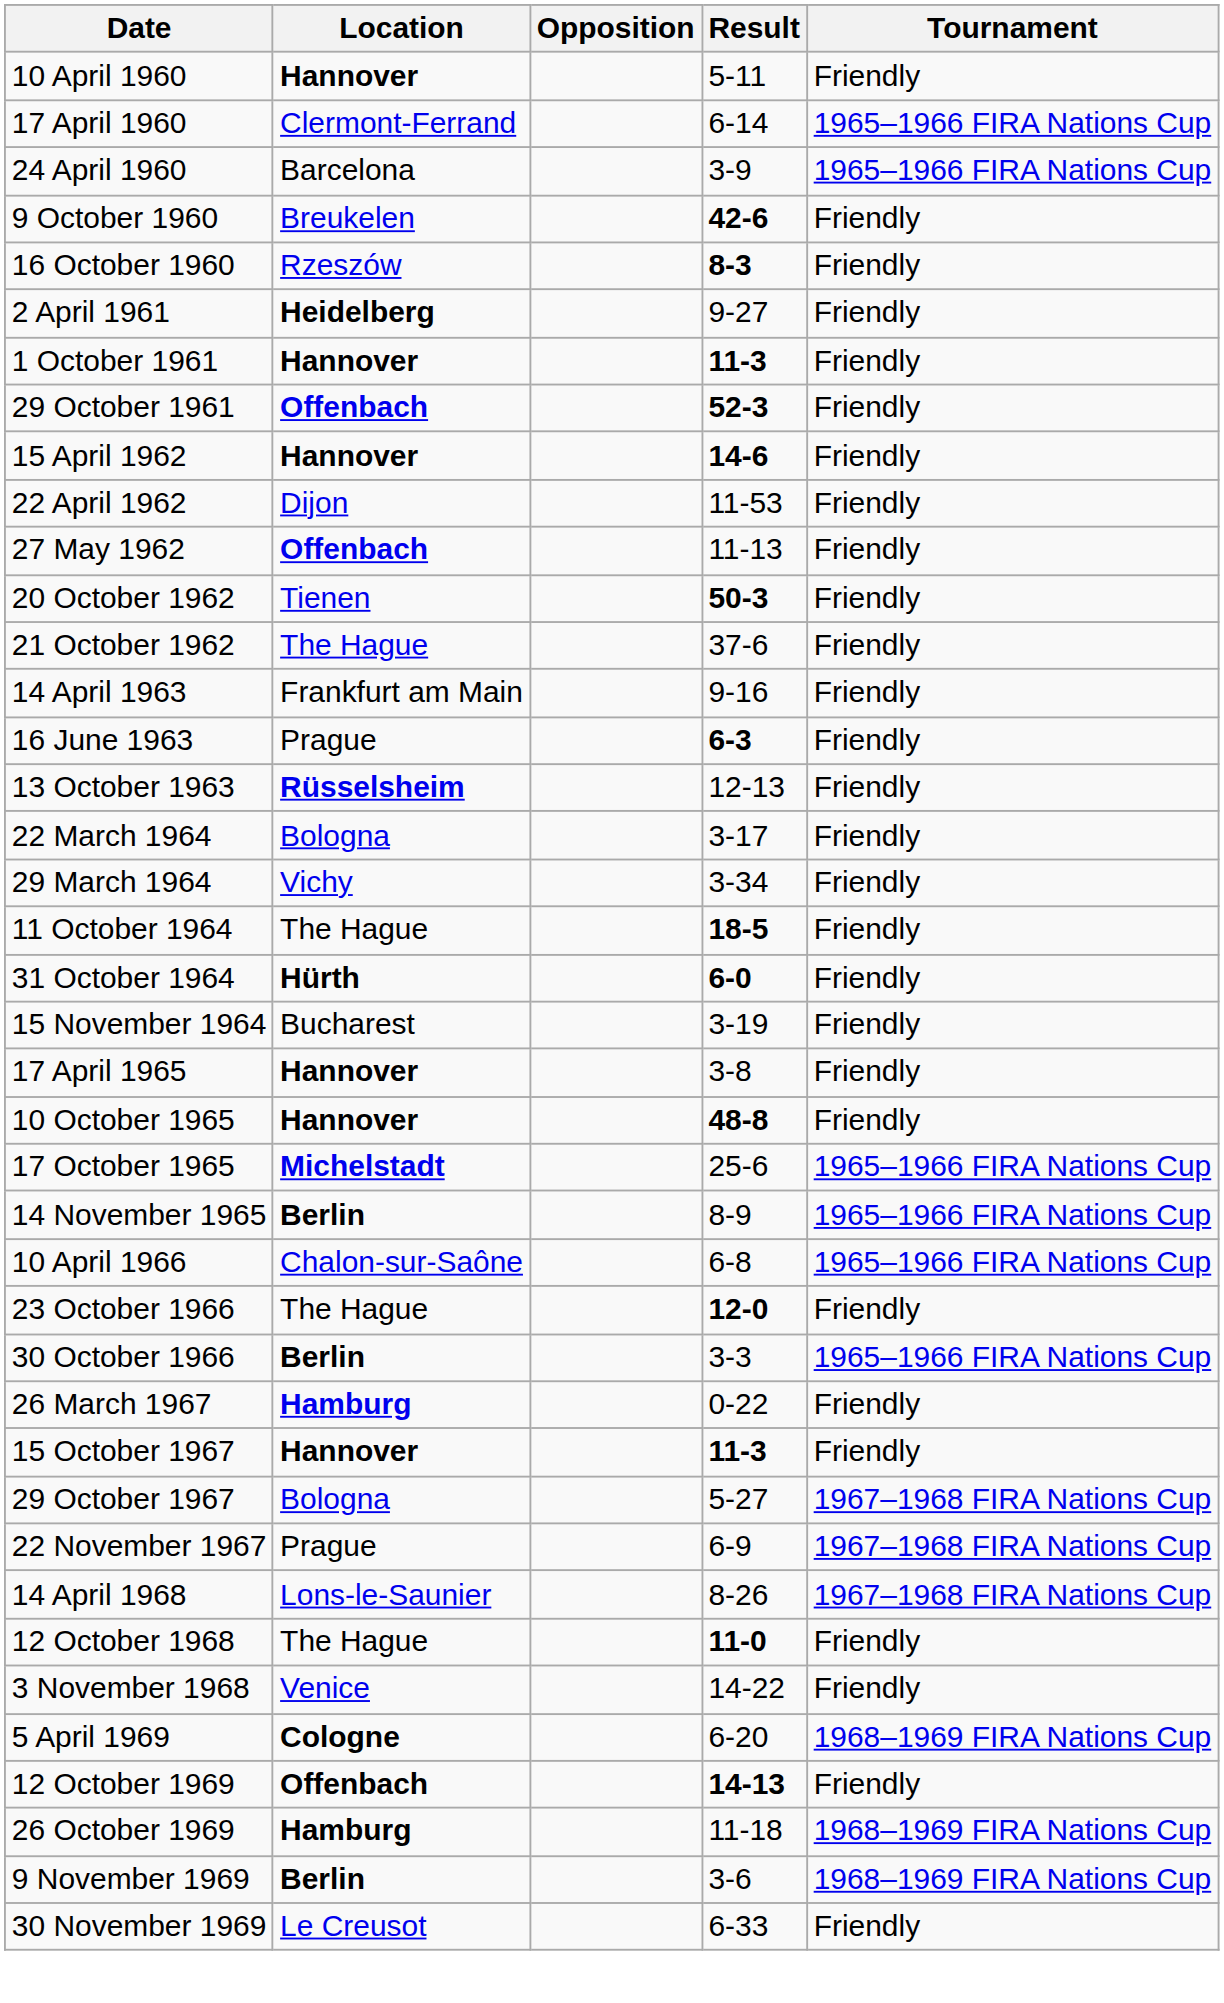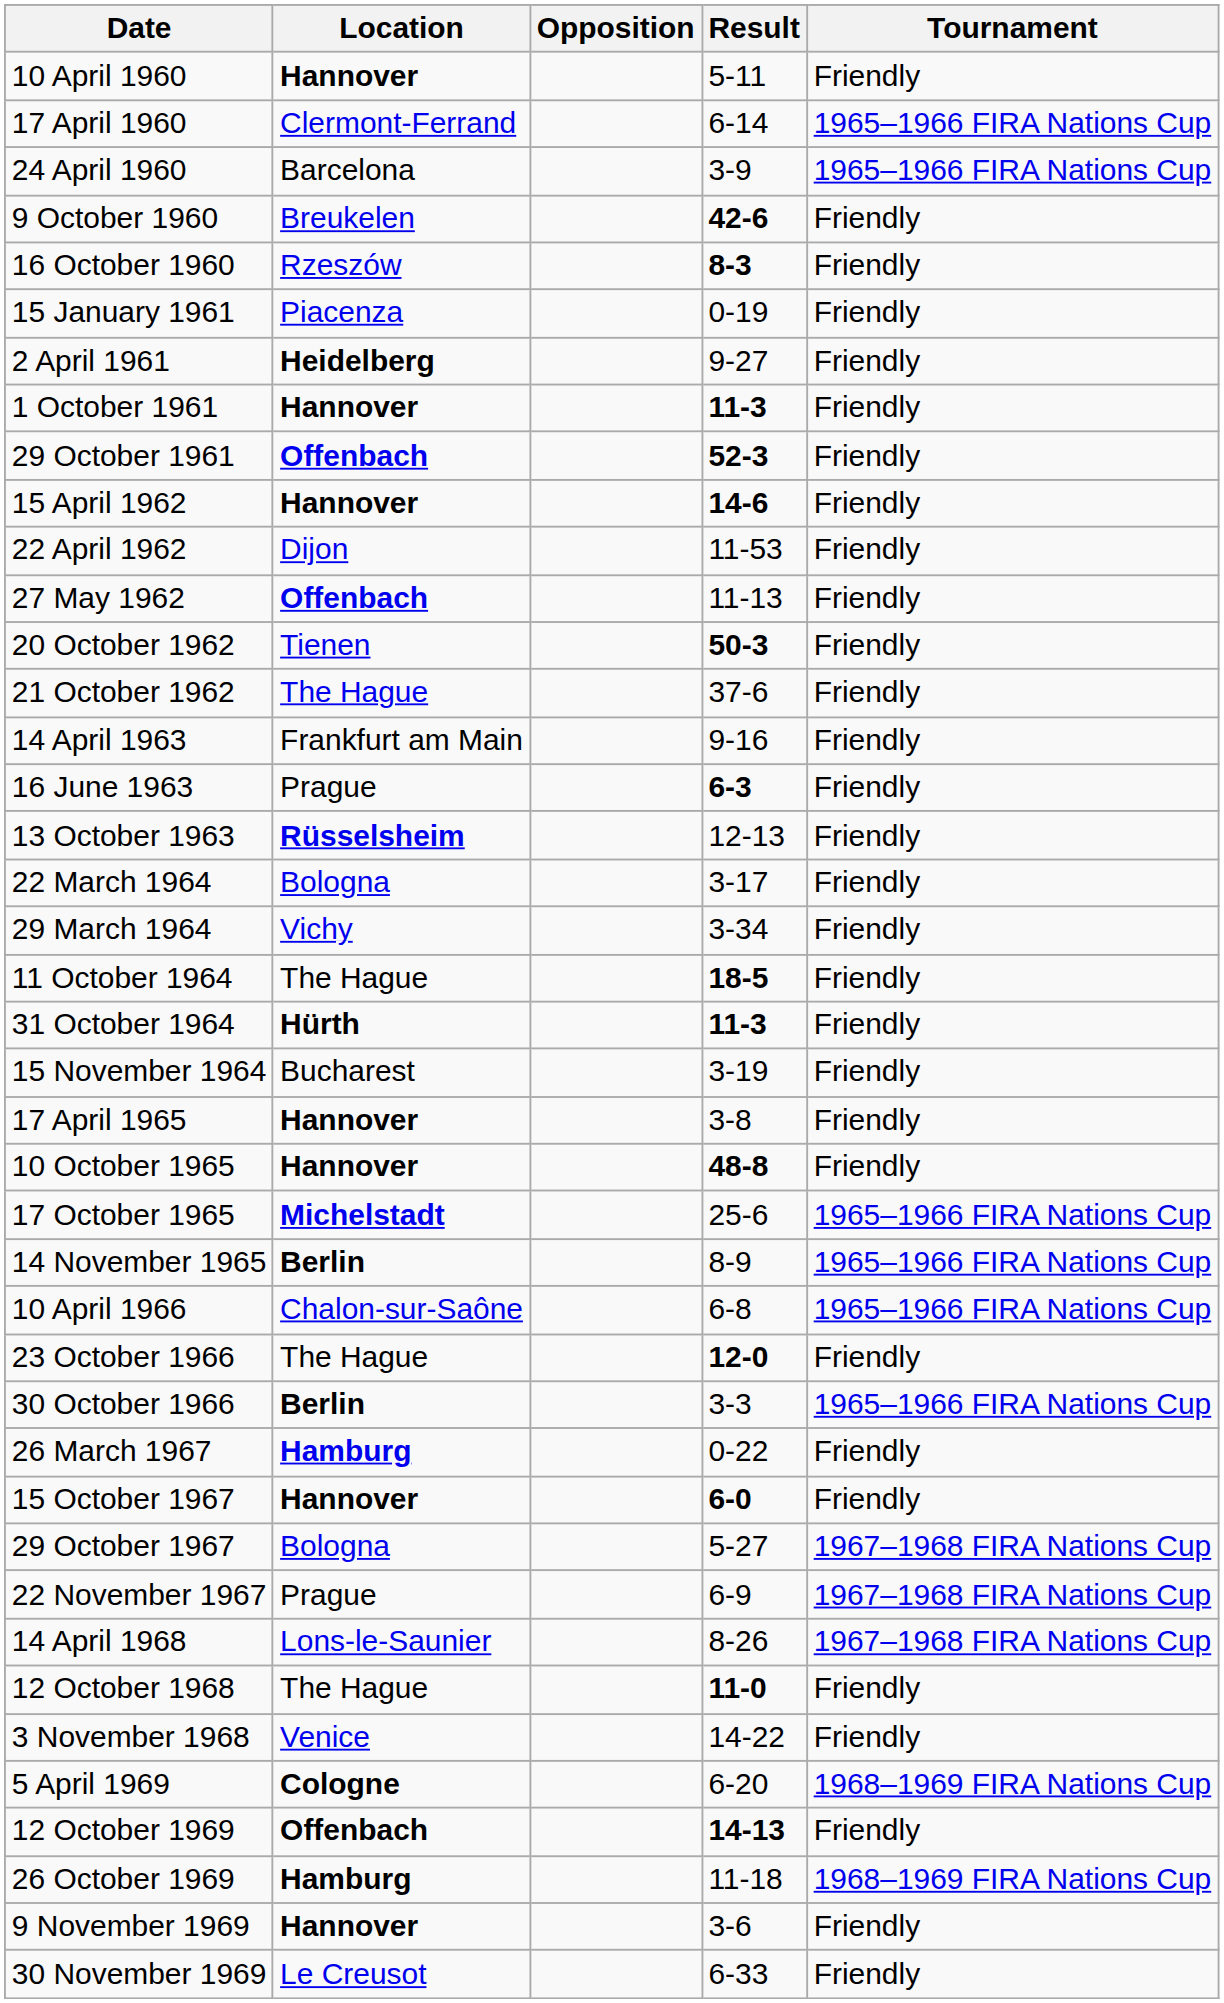+ row: (123, 312)
(730, 977) 6-0 -> (738, 1024) 11-3
(738, 1451) 11-3 -> (730, 1499) 6-0
(323, 1878) Berlin -> (349, 1926) Hannover
(1012, 1878) 1968–1969 FIRA Nations Cup -> (867, 1926) Friendly
